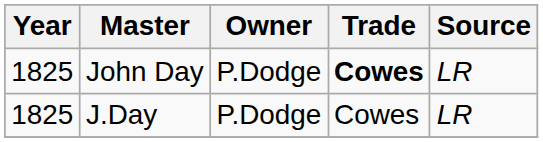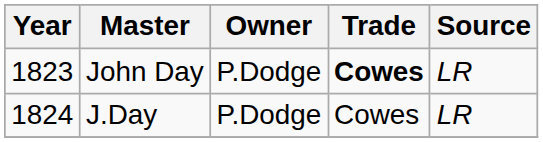(42, 70) 1825 -> (42, 70) 1823
(42, 114) 1825 -> (42, 114) 1824
